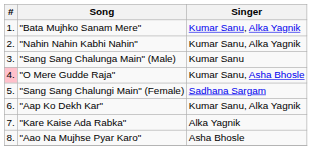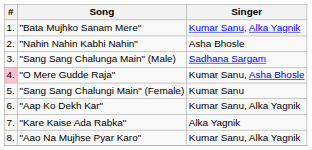(245, 43) Kumar Sanu, Alka Yagnik -> (217, 43) Asha Bhosle
(216, 59) Kumar Sanu -> (227, 59) Sadhana Sargam
(227, 91) Sadhana Sargam -> (216, 91) Kumar Sanu
(217, 138) Asha Bhosle -> (245, 138) Kumar Sanu, Alka Yagnik
